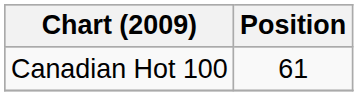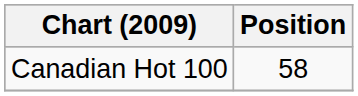(293, 68) 61 -> (293, 68) 58
